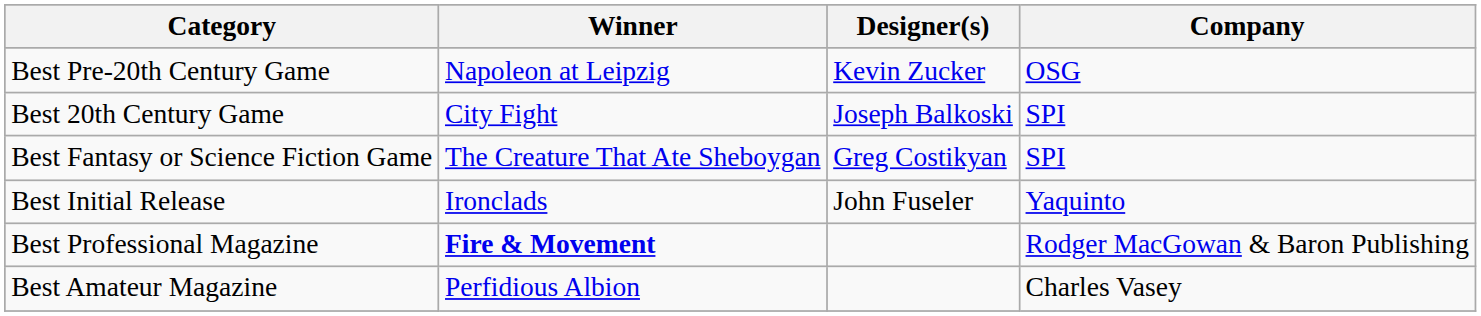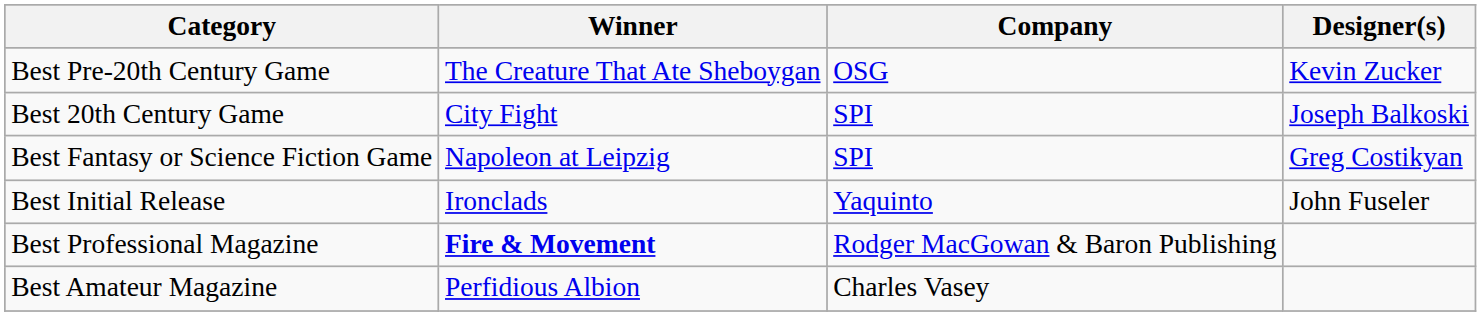columns swapped: (1247, 26) <-> (923, 26)
(557, 69) Napoleon at Leipzig -> (633, 69) The Creature That Ate Sheboygan
(633, 157) The Creature That Ate Sheboygan -> (557, 157) Napoleon at Leipzig
